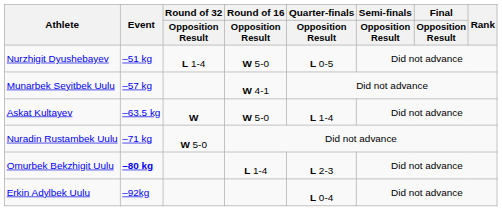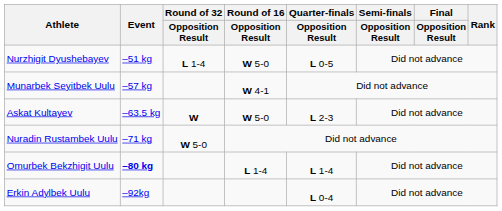(322, 118) L 1-4 -> (322, 118) L 2-3
(322, 171) L 2-3 -> (322, 171) L 1-4
